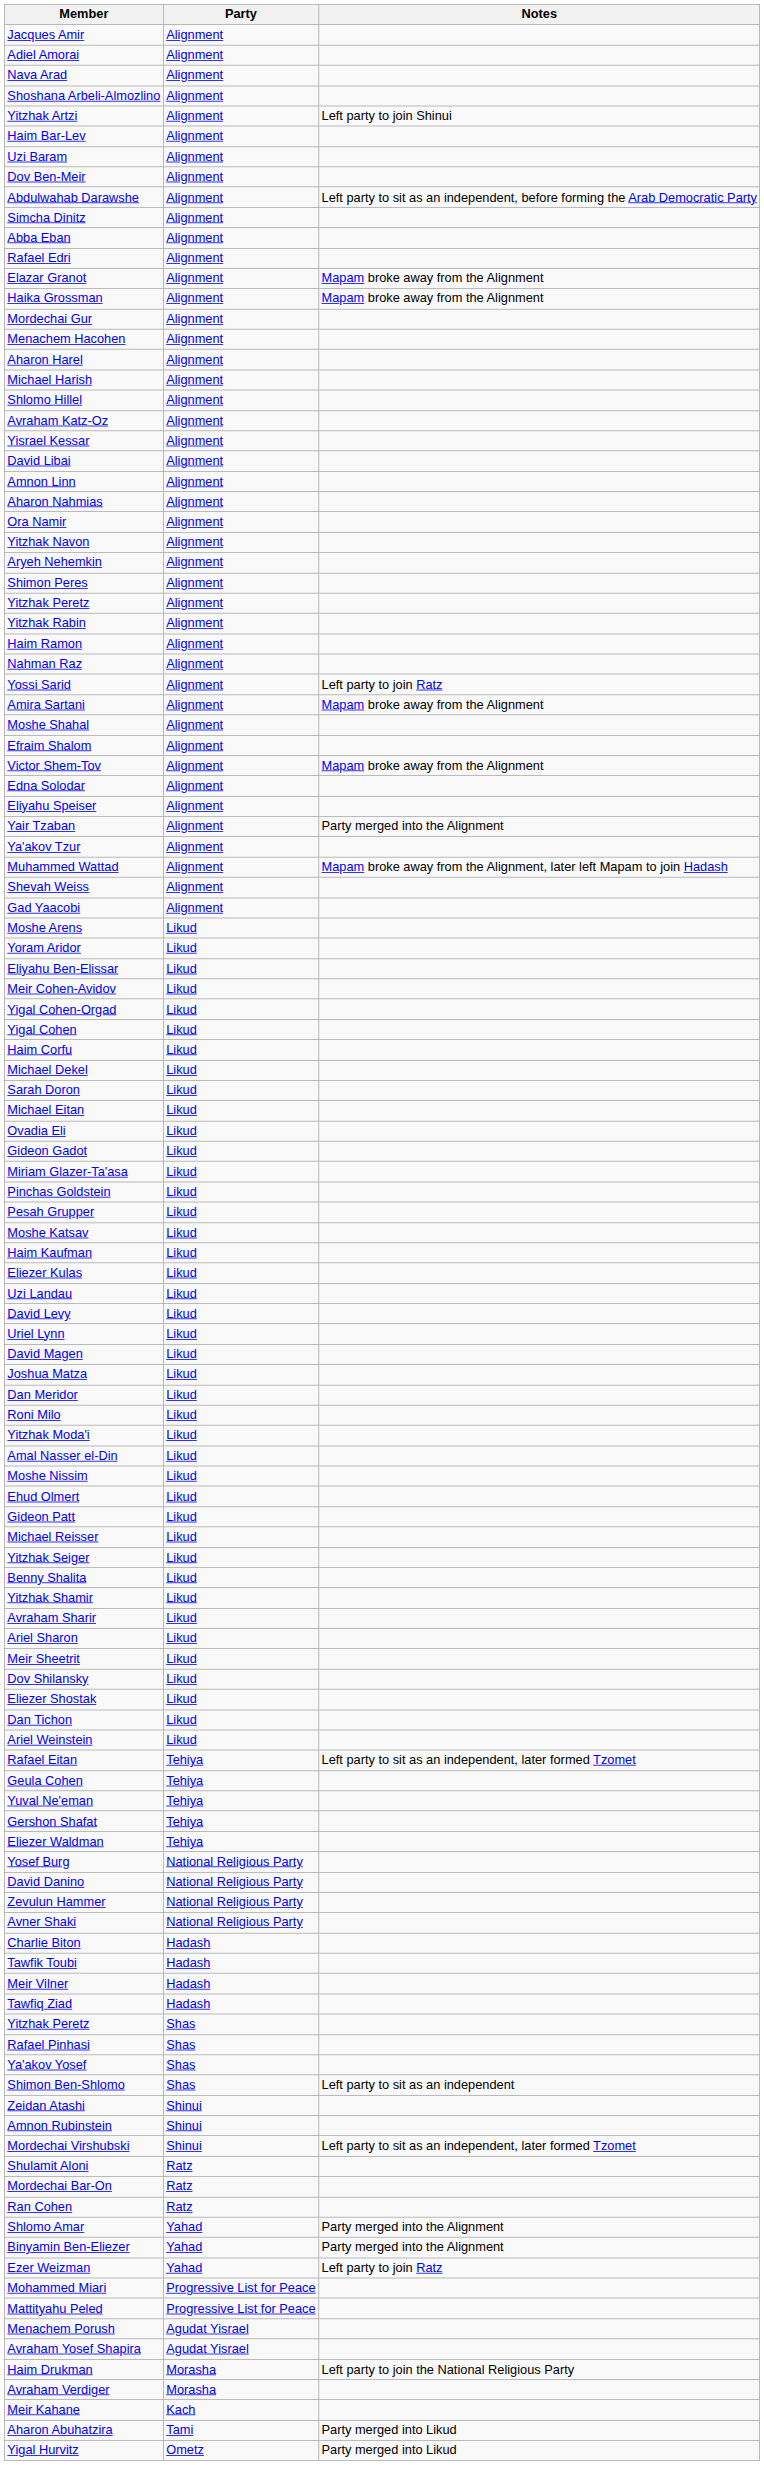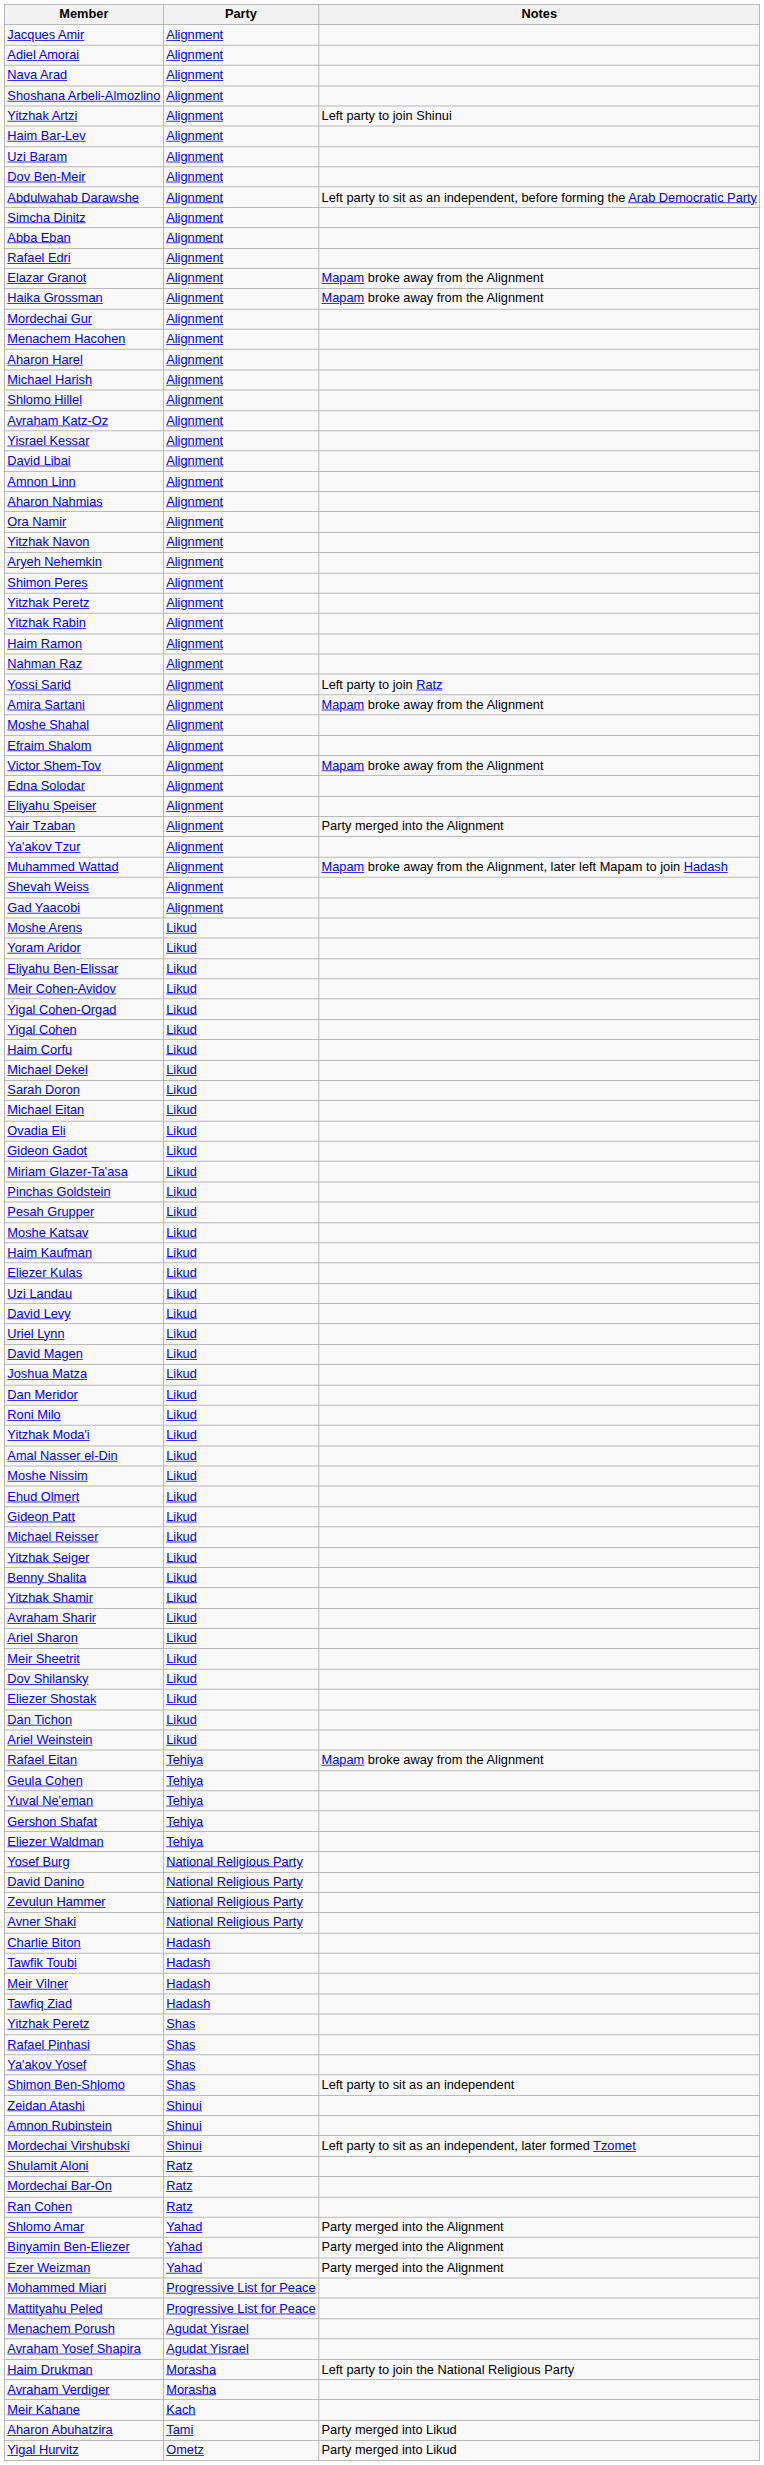(479, 1760) Left party to sit as an independent, later formed Tzomet -> (433, 1760) Mapam broke away from the Alignment
(382, 2267) Left party to join Ratz -> (413, 2267) Party merged into the Alignment
